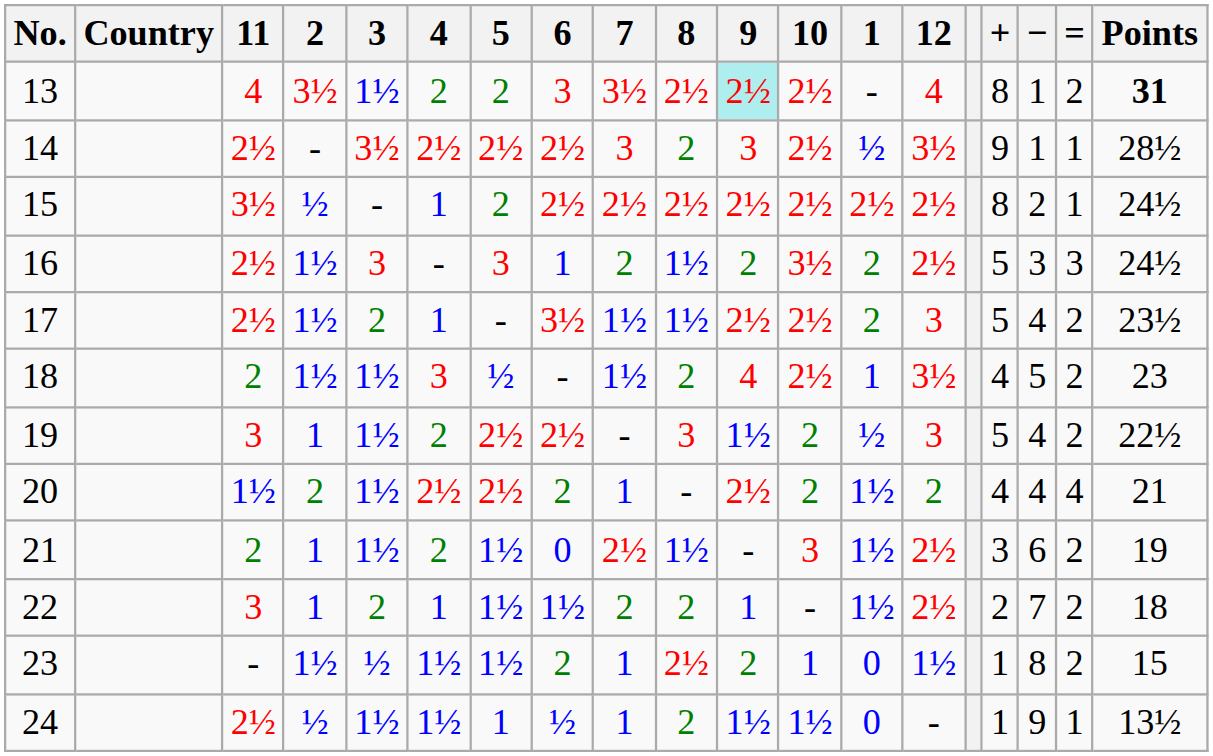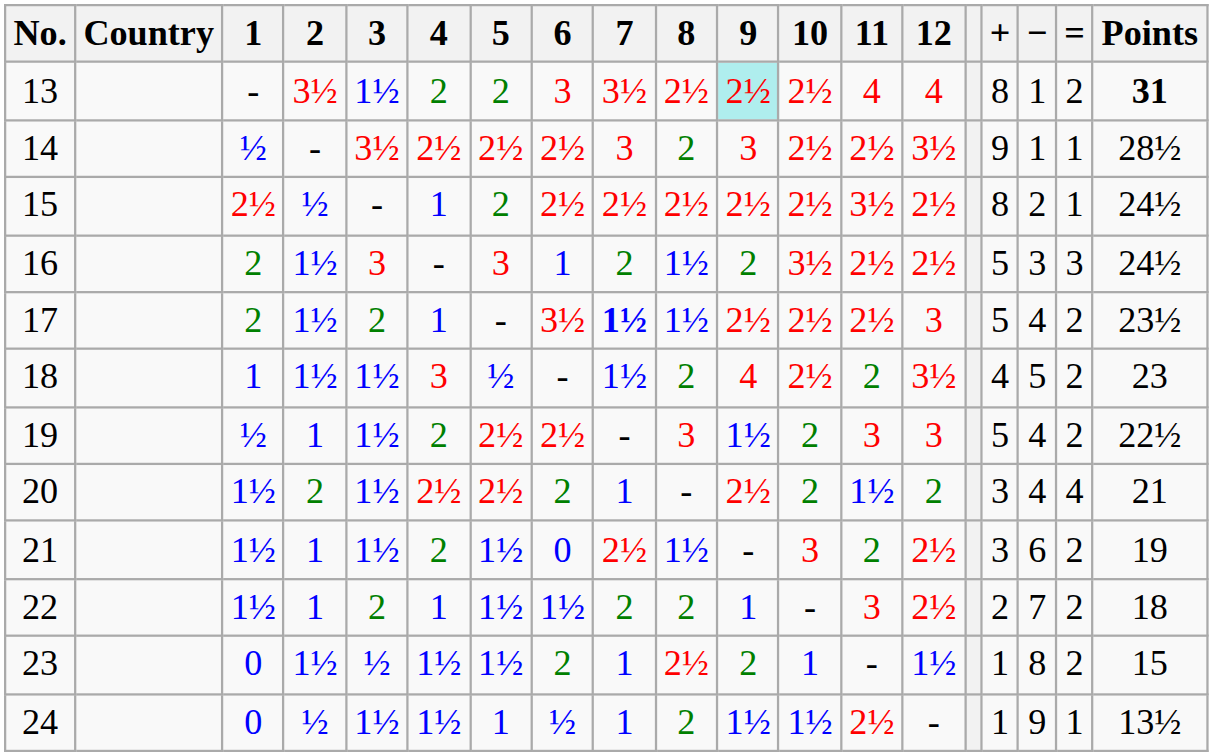columns swapped: (872, 33) <-> (253, 33)
(624, 319) normal -> (624, 319) bold
(1000, 491) 4 -> (1000, 491) 3
